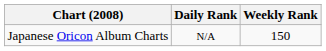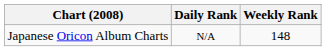(281, 35) 150 -> (281, 35) 148
